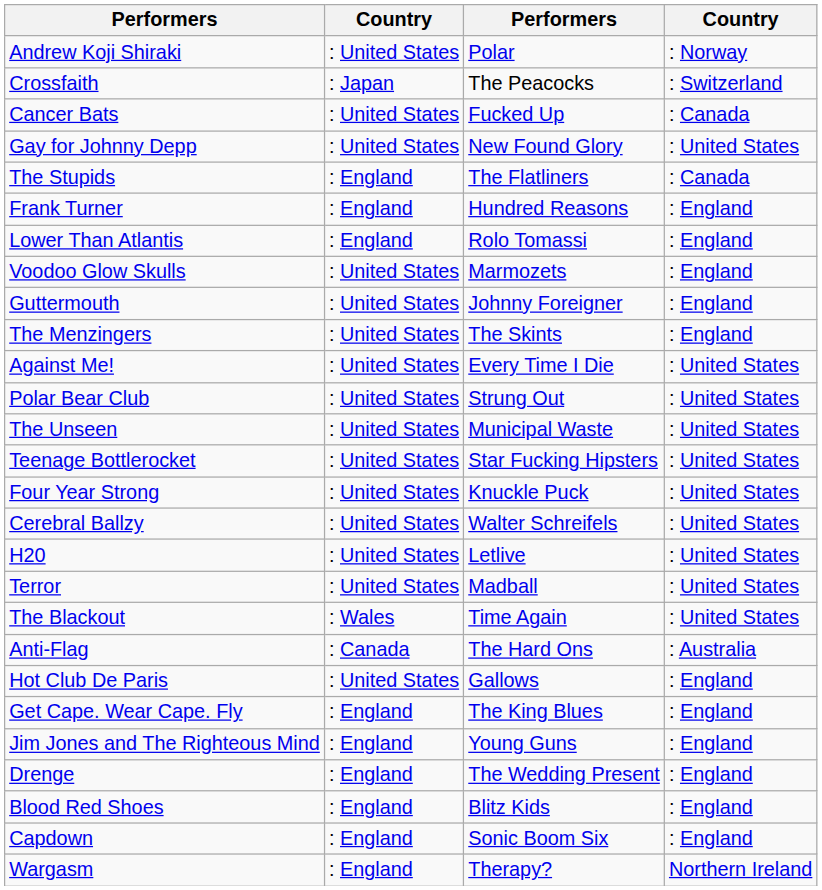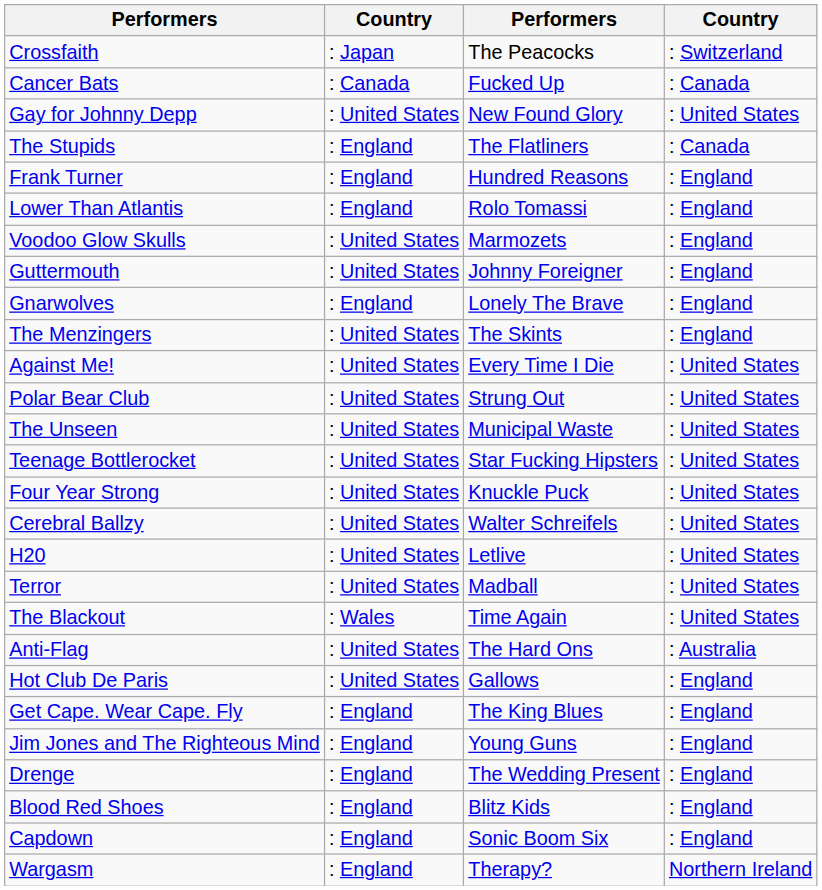- row: (95, 51)
(394, 114) : United States -> (369, 83) : Canada
+ row: (62, 303)
(369, 649) : Canada -> (394, 649) : United States
